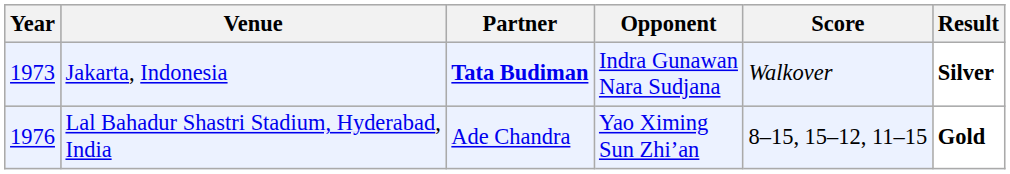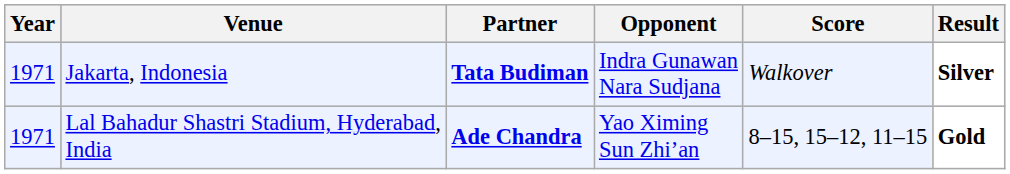(32, 73) 1973 -> (32, 73) 1971
(32, 137) 1976 -> (32, 137) 1971
(511, 137) normal -> (517, 137) bold
